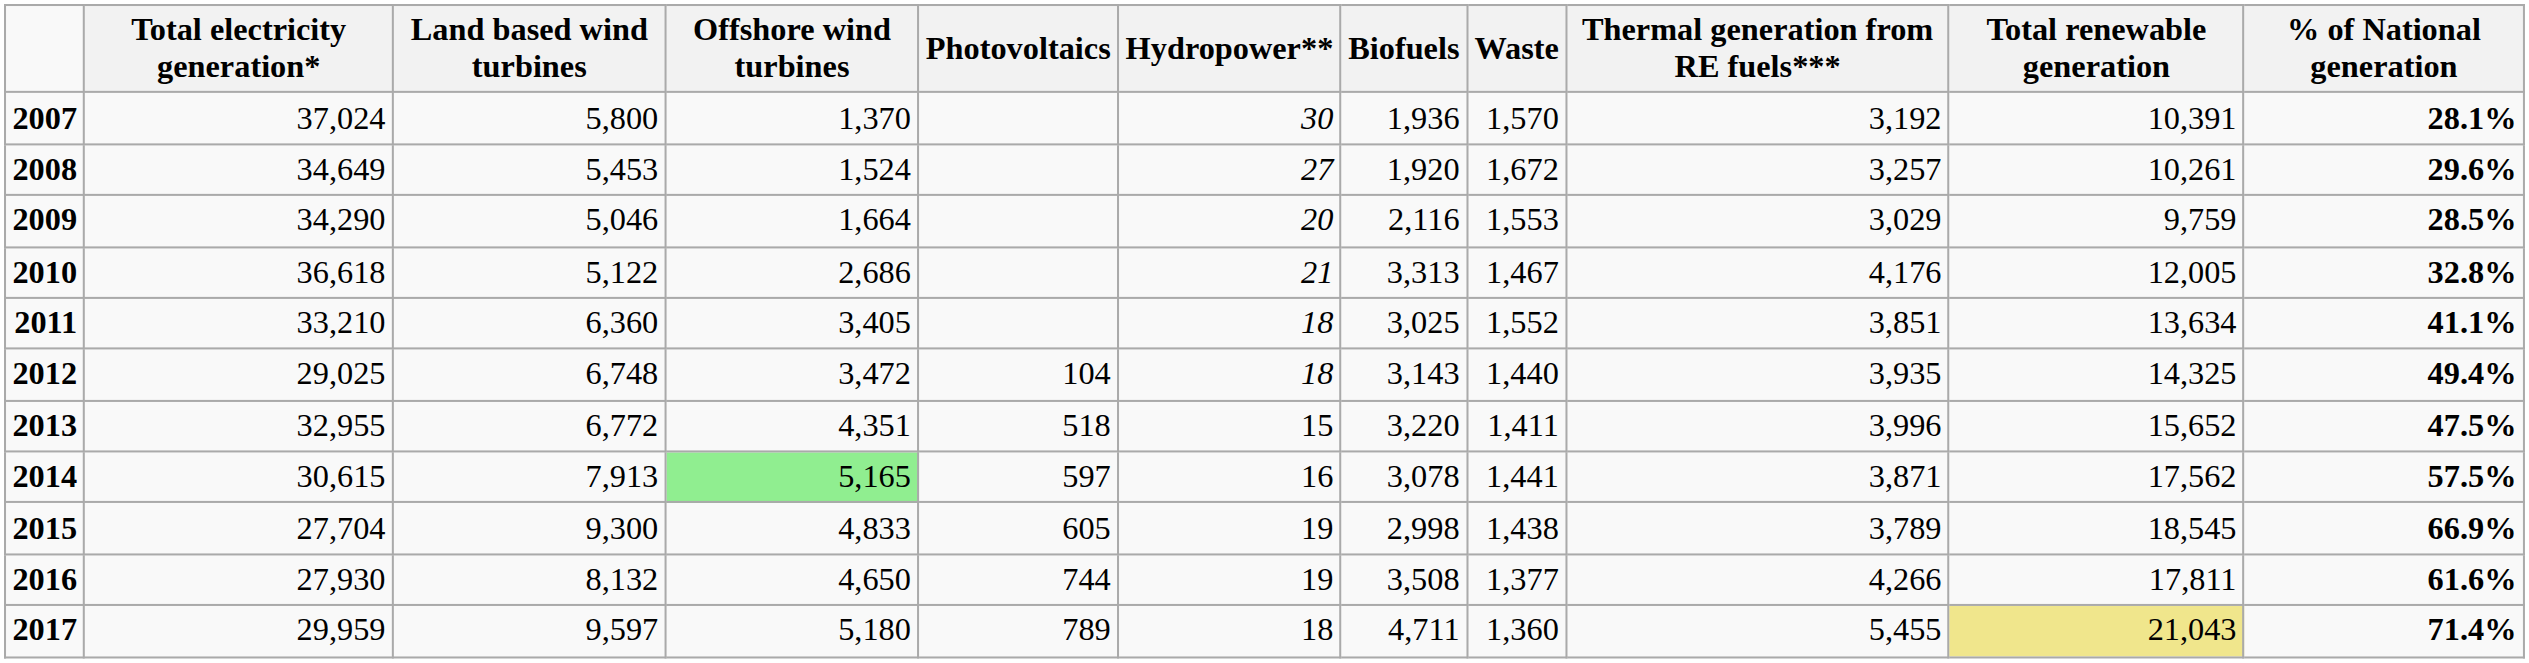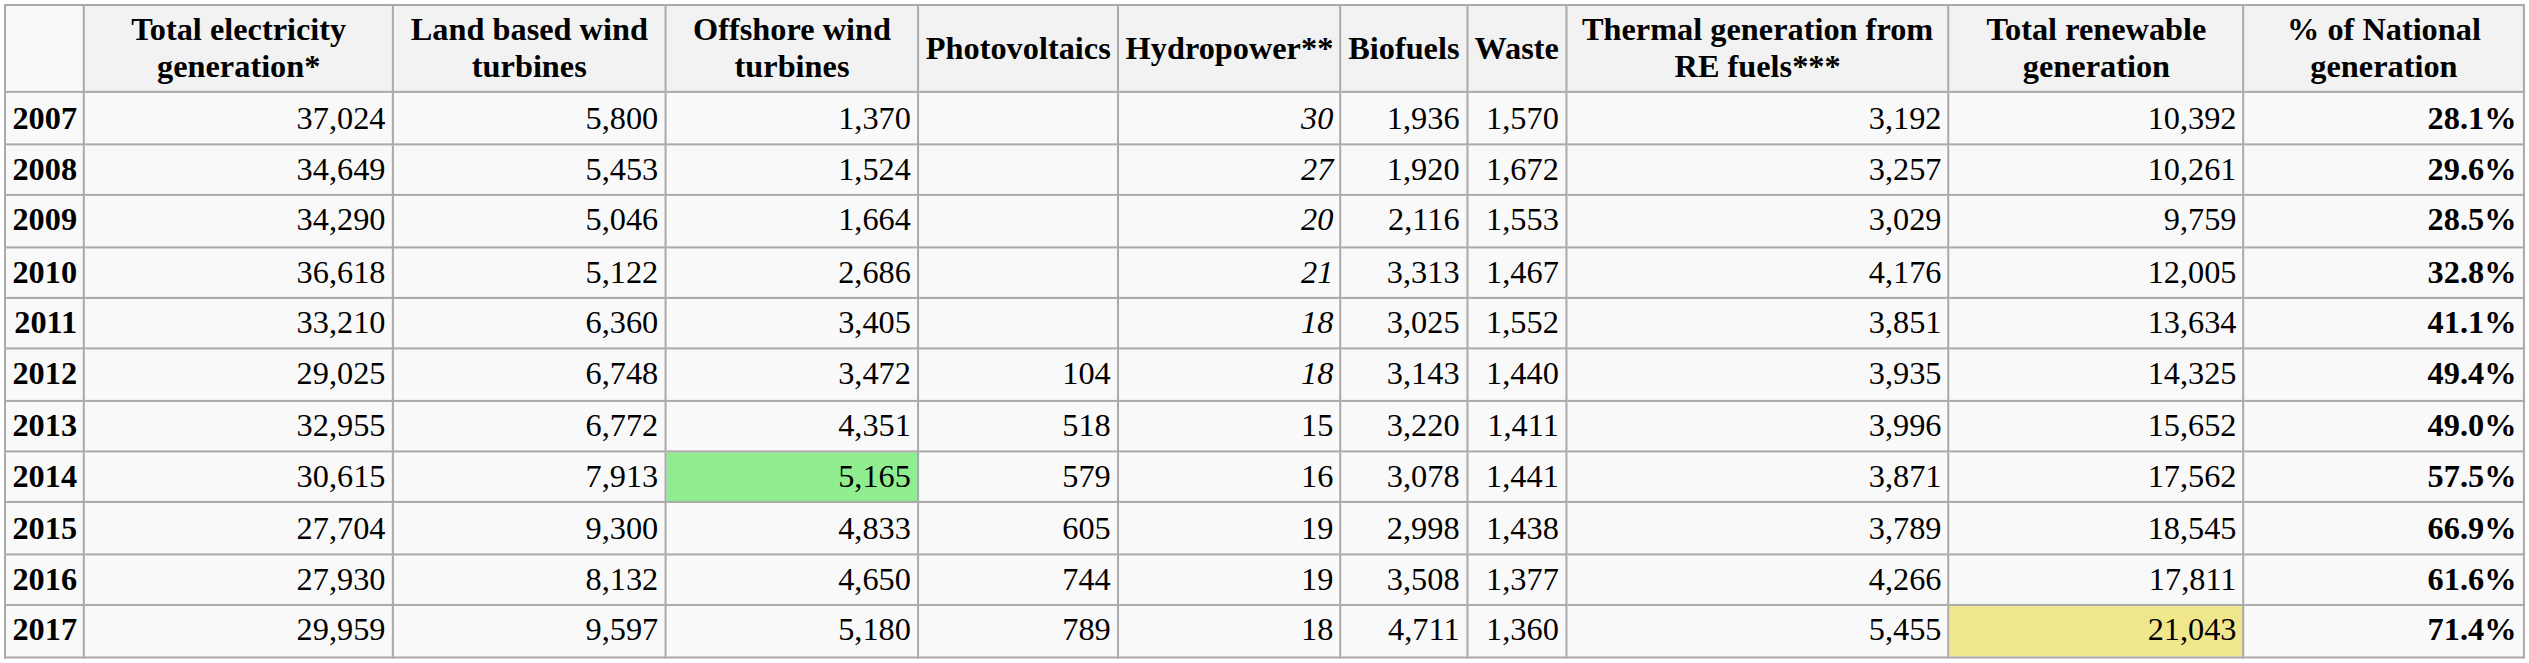(2192, 117) 10,391 -> (2192, 117) 10,392
(2472, 425) 47.5% -> (2472, 425) 49.0%
(1086, 476) 597 -> (1086, 476) 579
